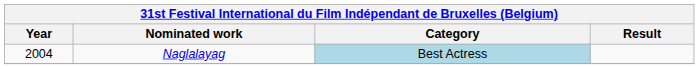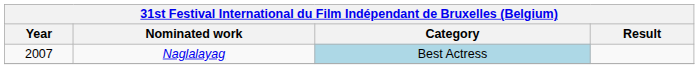(39, 53) 2004 -> (39, 53) 2007
